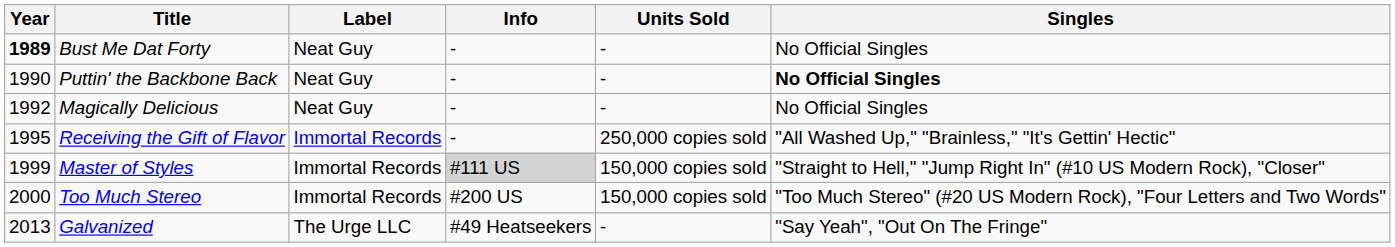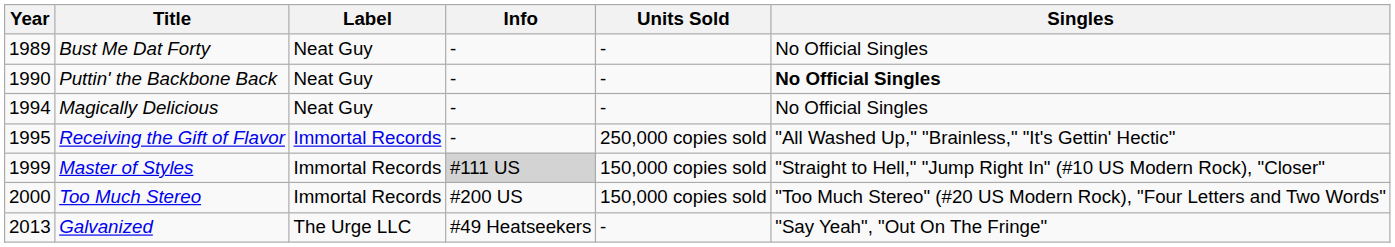(30, 49) bold -> (30, 49) normal
(30, 108) 1992 -> (30, 108) 1994
